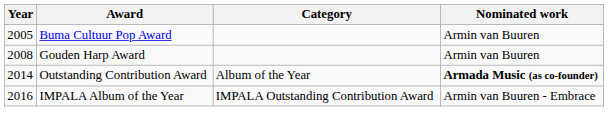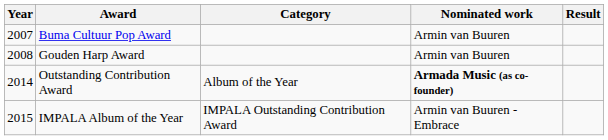+ column: (583, 14)
(20, 34) 2005 -> (20, 34) 2007
(20, 95) 2016 -> (20, 117) 2015
